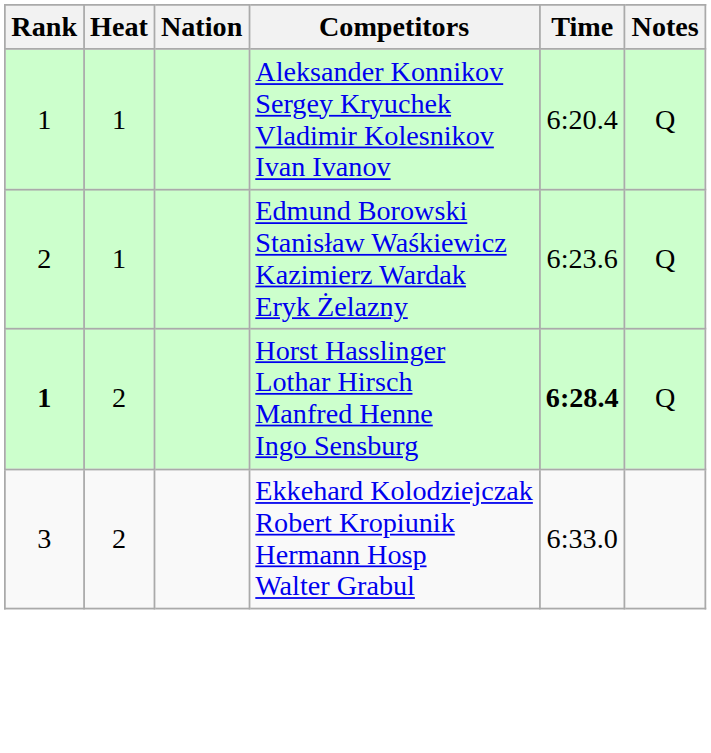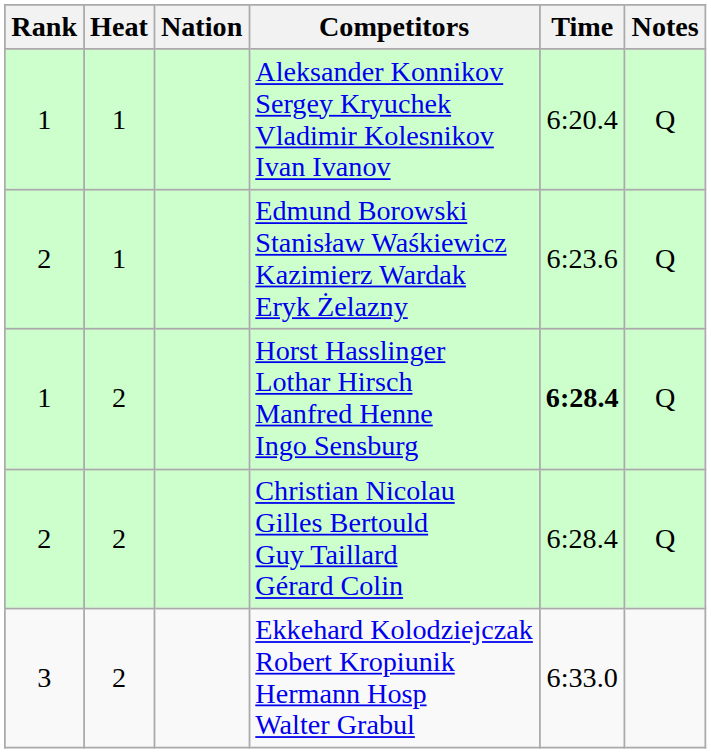(44, 398) bold -> (44, 398) normal
+ row: (355, 538)
